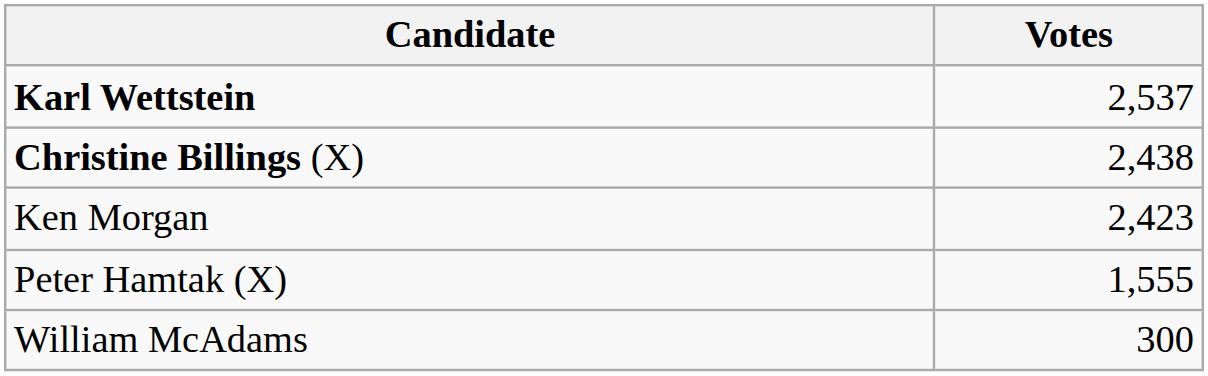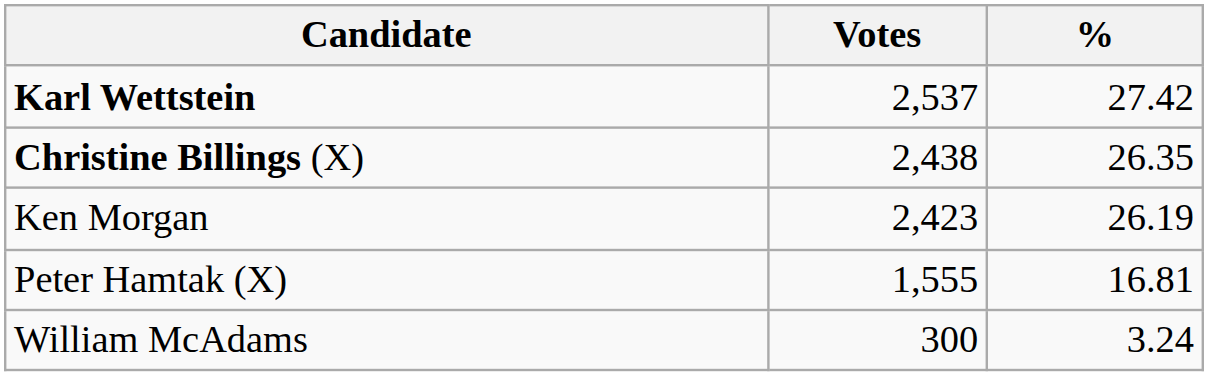+ column: (1095, 34)
